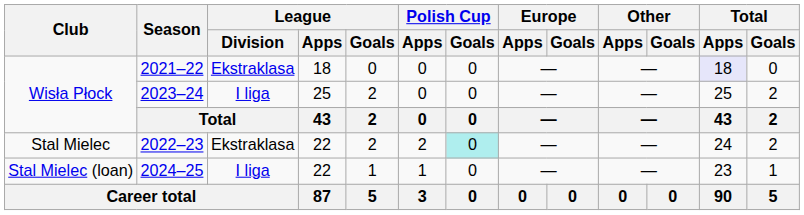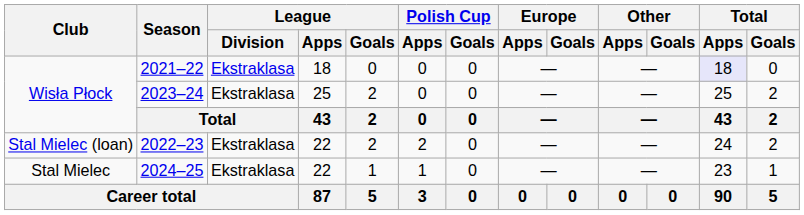(253, 94) I liga -> (253, 94) Ekstraklasa
(71, 145) Stal Mielec -> (71, 145) Stal Mielec (loan)
(472, 145) paleturquoise background -> (472, 145) no background
(71, 171) Stal Mielec (loan) -> (71, 171) Stal Mielec
(253, 171) I liga -> (253, 171) Ekstraklasa
